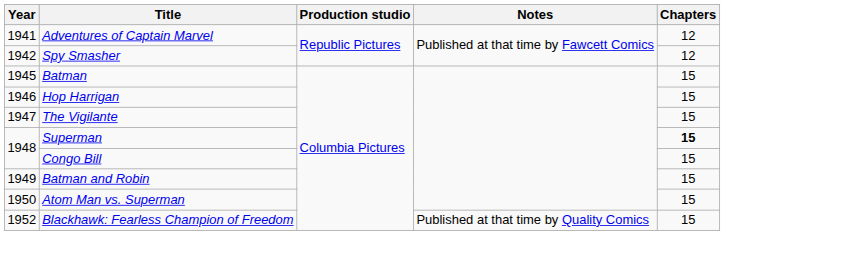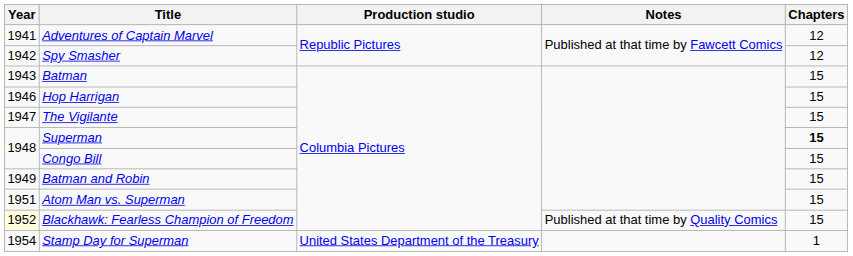(22, 76) 1945 -> (22, 76) 1943
(22, 199) 1950 -> (22, 199) 1951
(22, 220) no background -> (22, 220) lightyellow background
+ row: (115, 240)
